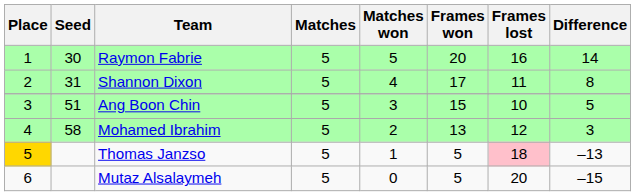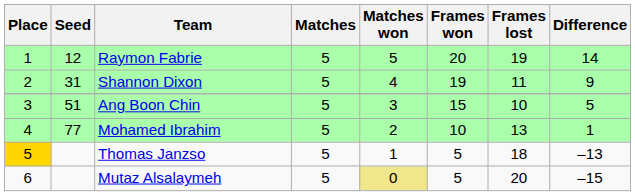(73, 57) 30 -> (73, 57) 12
(519, 57) 16 -> (519, 57) 19
(458, 81) 17 -> (458, 81) 19
(590, 81) 8 -> (590, 81) 9
(73, 130) 58 -> (73, 130) 77
(458, 130) 13 -> (458, 130) 10
(519, 130) 12 -> (519, 130) 13
(590, 130) 3 -> (590, 130) 1
(519, 154) pink background -> (519, 154) no background
(393, 178) no background -> (393, 178) khaki background
